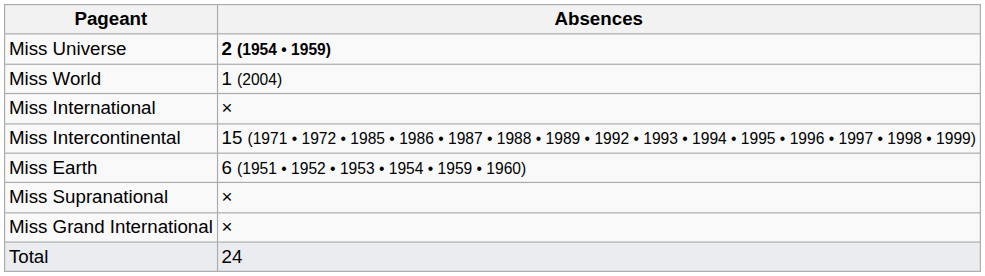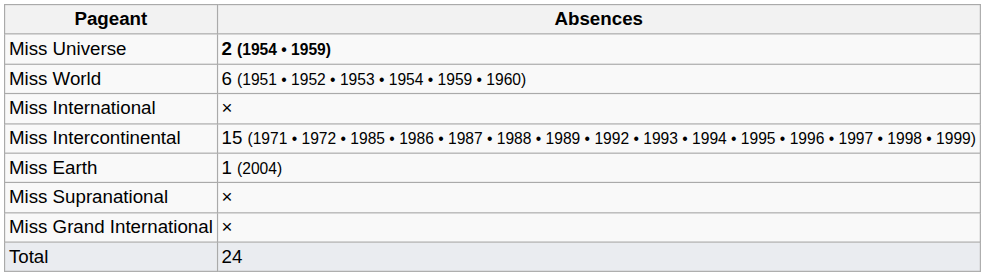(252, 78) 1 (2004) -> (374, 78) 6 (1951 • 1952 • 1953 • 1954 • 1959 • 1960)
(374, 167) 6 (1951 • 1952 • 1953 • 1954 • 1959 • 1960) -> (252, 167) 1 (2004)
